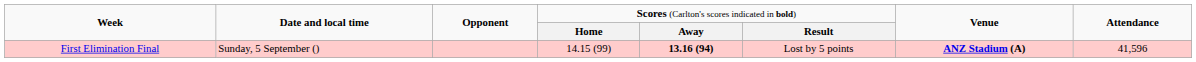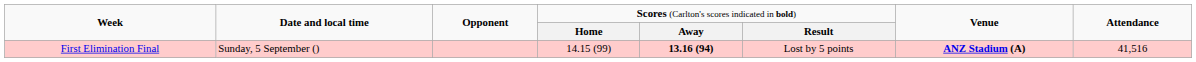(1133, 49) 41,596 -> (1133, 49) 41,516
